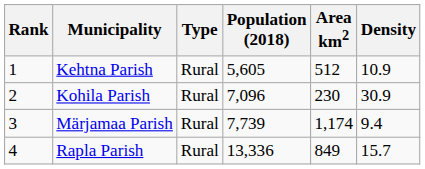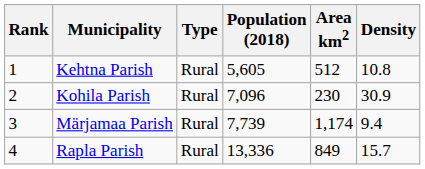(376, 69) 10.9 -> (376, 69) 10.8
